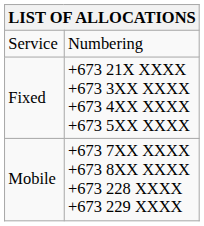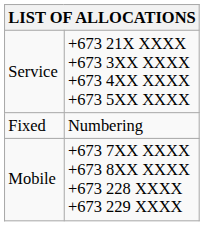(105, 43) Numbering -> (129, 71) +673 21X XXXX +673 3XX XXXX +673 4XX XXXX +673 5XX XXXX
(129, 97) +673 21X XXXX +673 3XX XXXX +673 4XX XXXX +673 5XX XXXX -> (105, 125) Numbering
